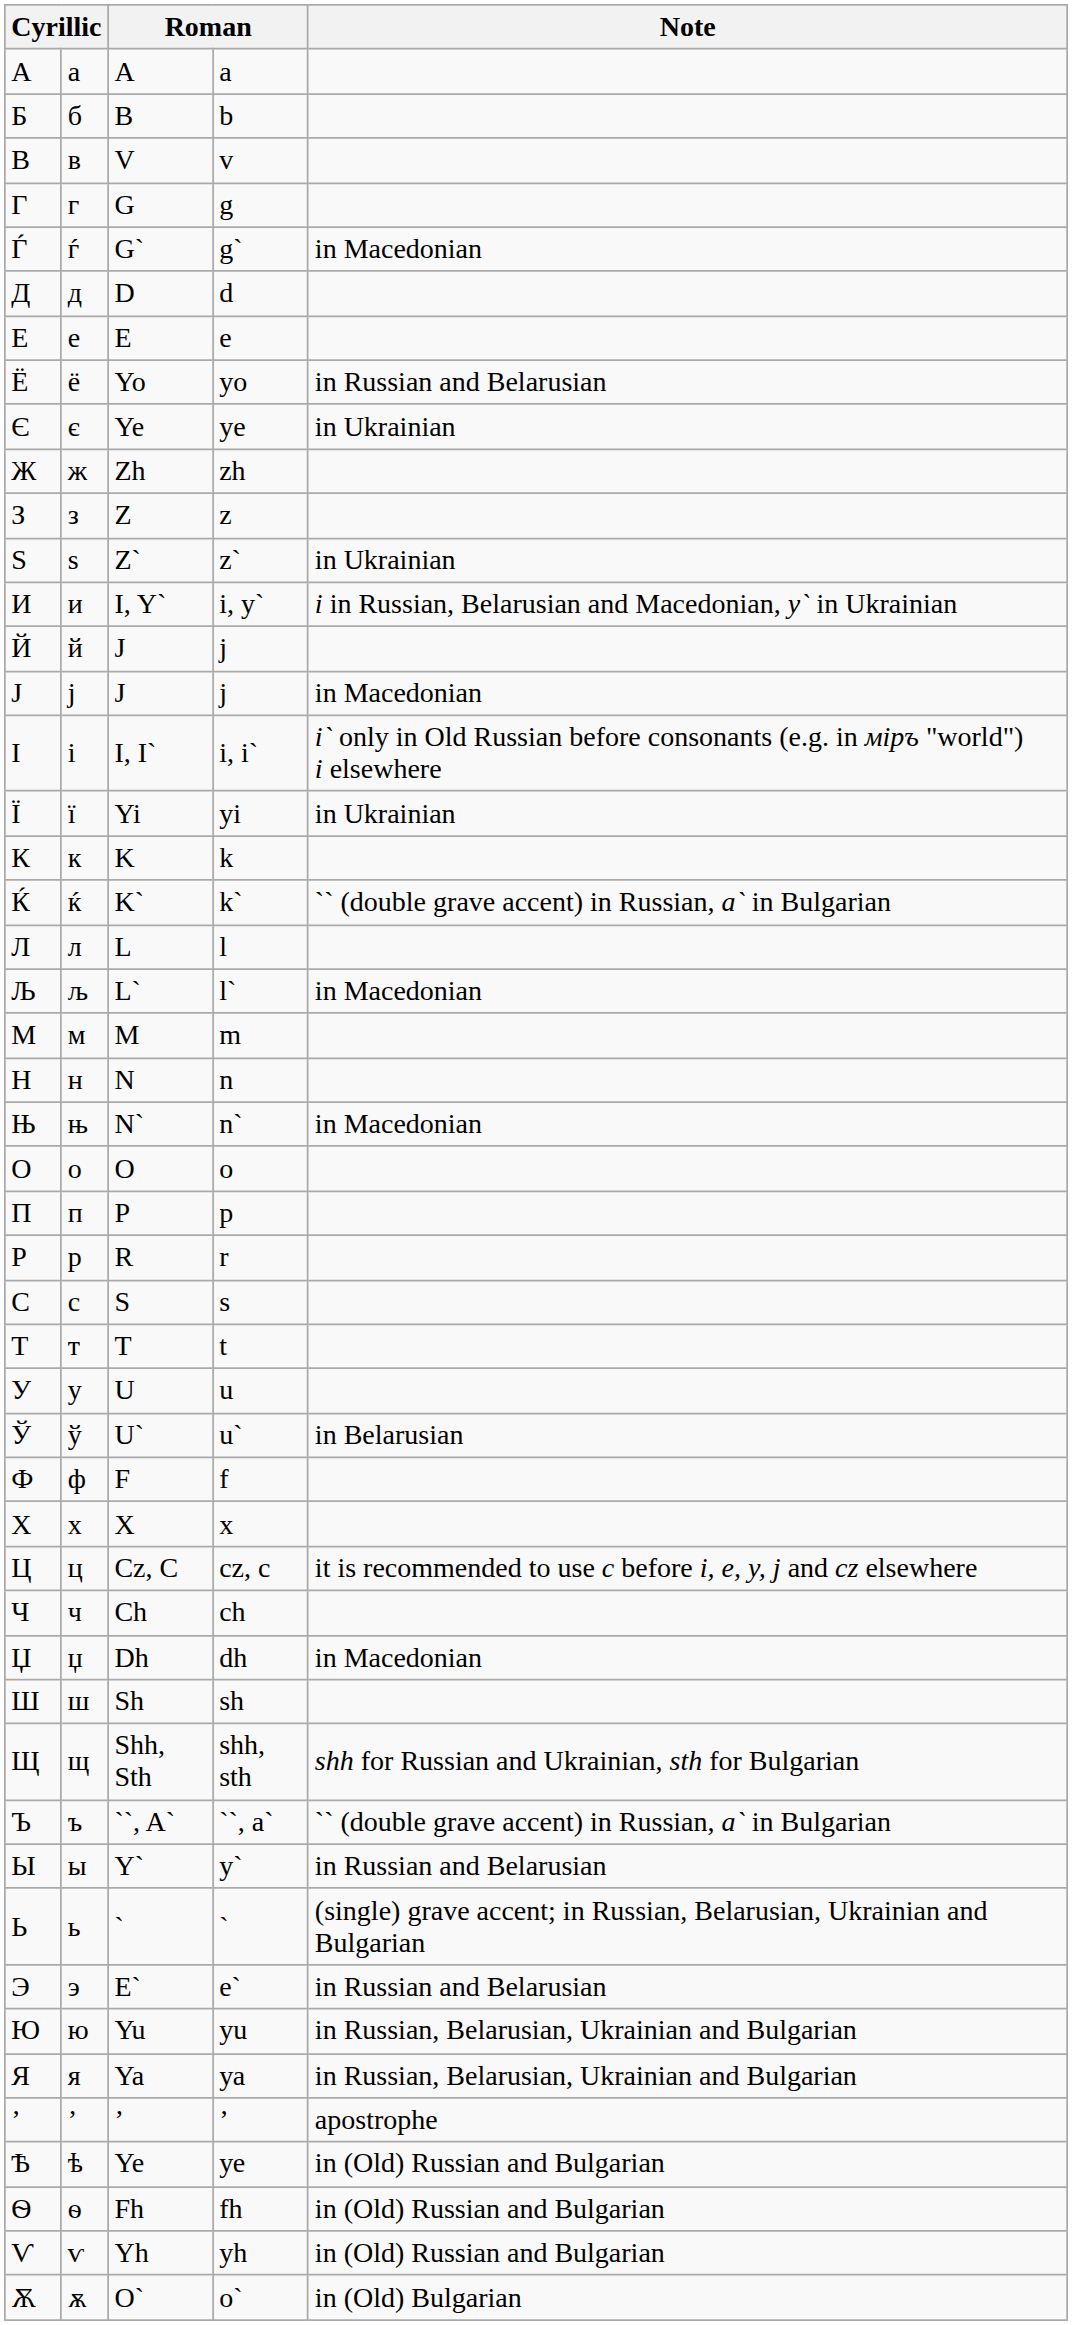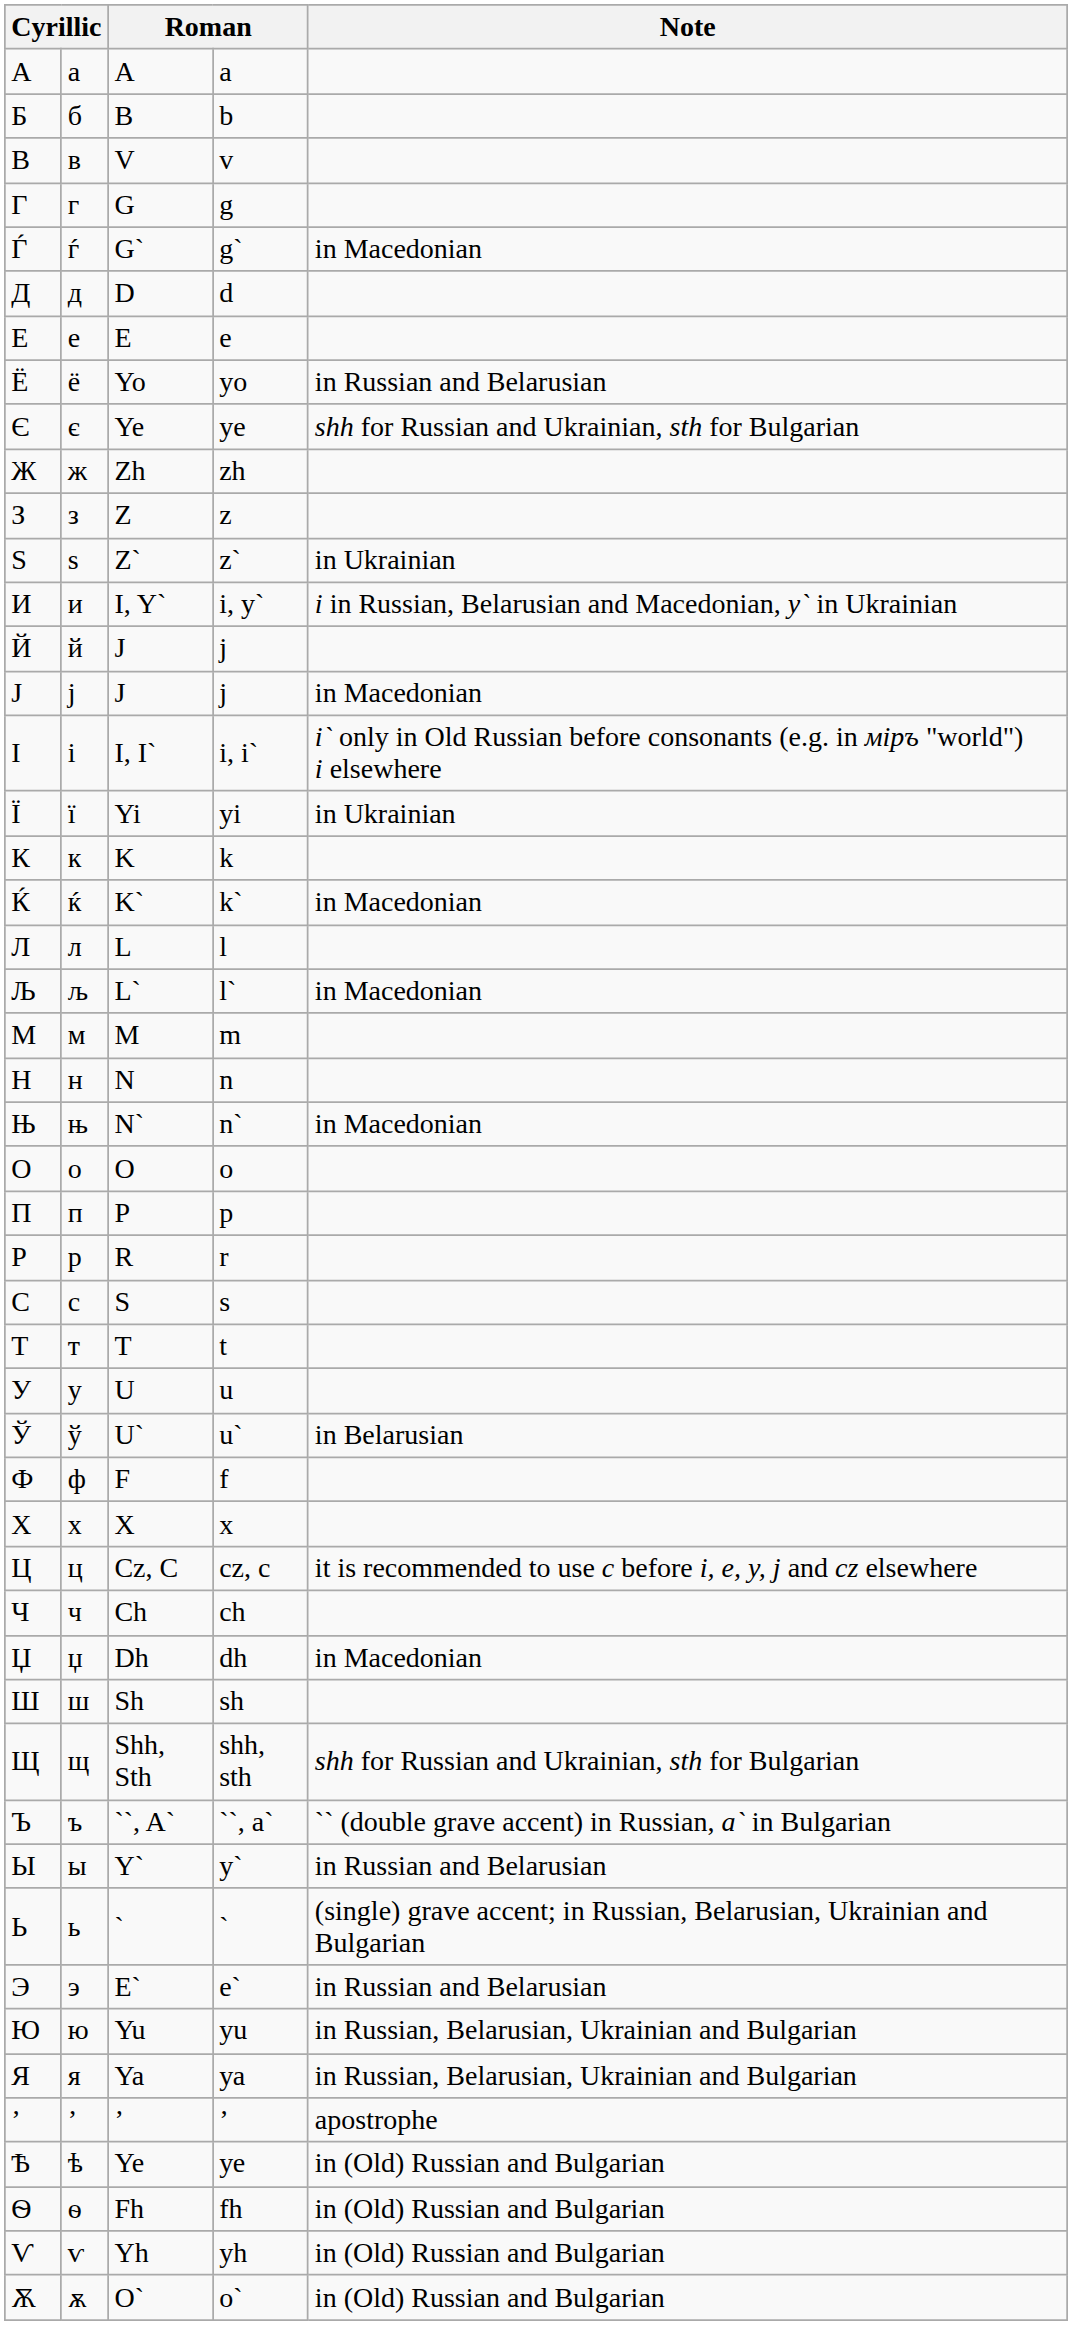(385, 426) in Ukrainian -> (587, 426) shh for Russian and Ukrainian, sth for Bulgarian
(603, 901) `` (double grave accent) in Russian, a` in Bulgarian -> (398, 901) in Macedonian
(418, 2297) in (Old) Bulgarian -> (490, 2297) in (Old) Russian and Bulgarian
